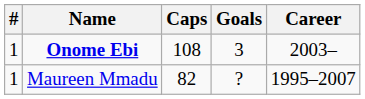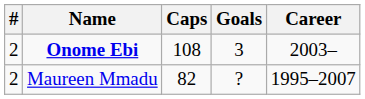(14, 49) 1 -> (14, 49) 2
(14, 79) 1 -> (14, 79) 2
